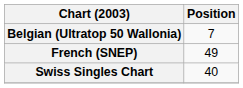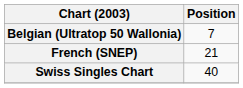(211, 53) 49 -> (211, 53) 21
